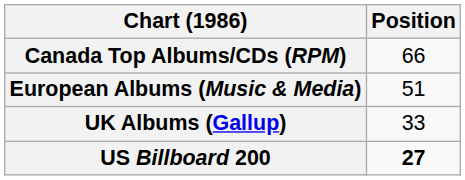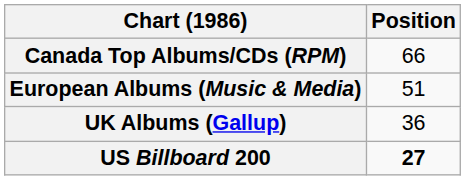(414, 123) 33 -> (414, 123) 36
